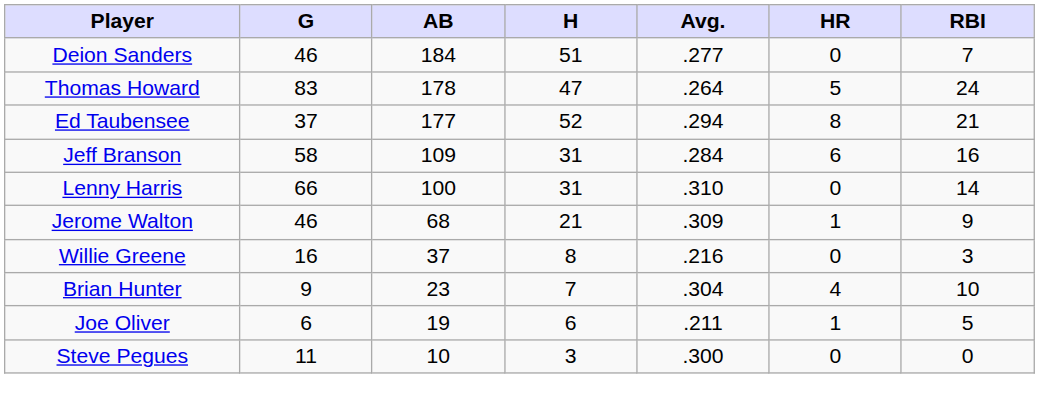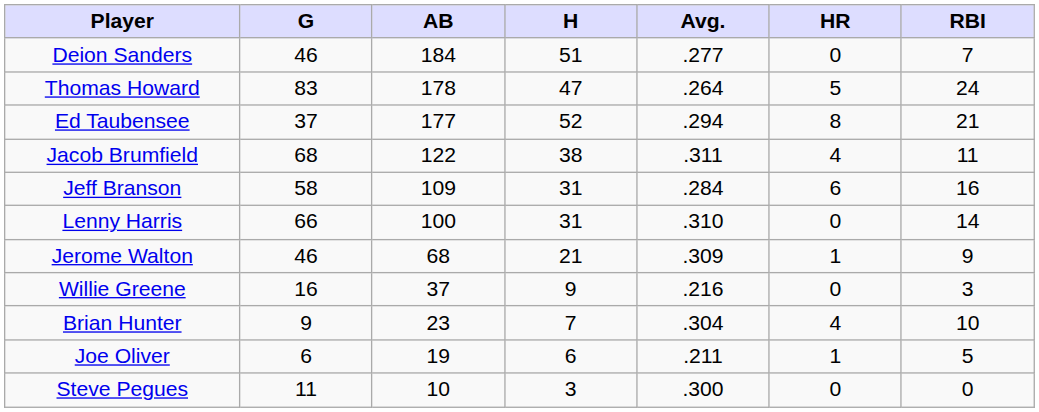+ row: (122, 155)
(571, 255) 8 -> (571, 289) 9
